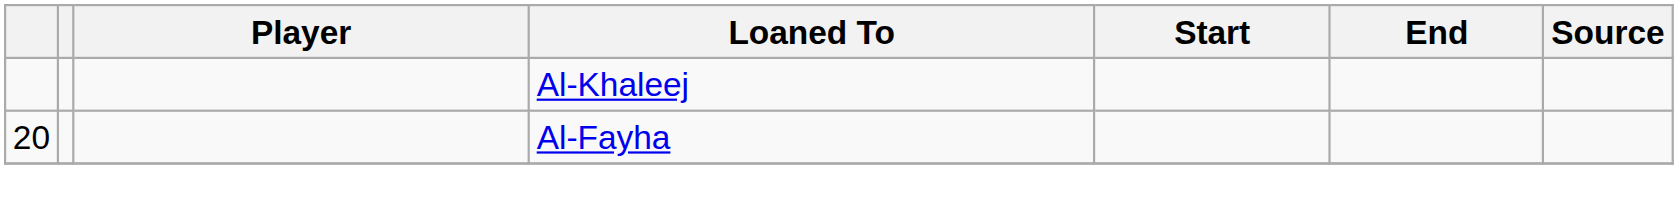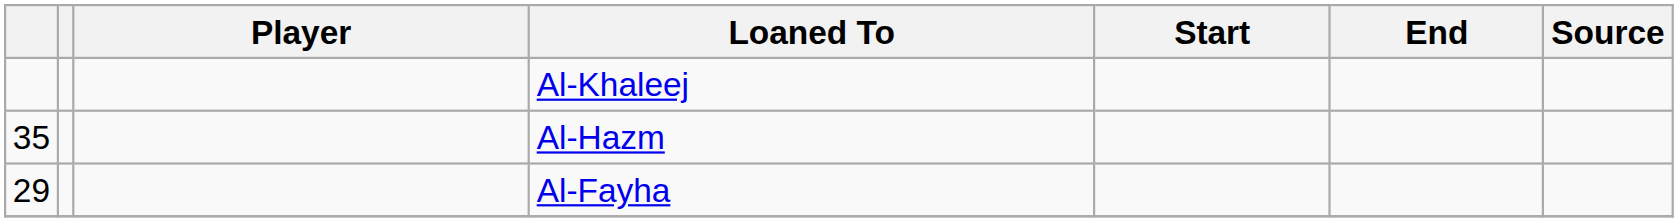+ row: (601, 138)
(31, 138) 20 -> (31, 191) 29
